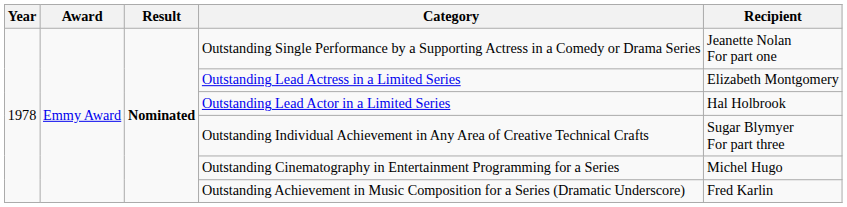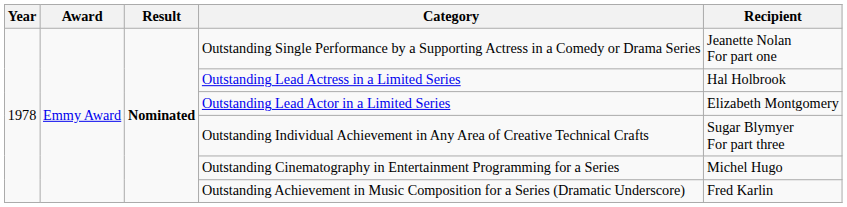(773, 80) Elizabeth Montgomery -> (746, 80) Hal Holbrook
(746, 104) Hal Holbrook -> (773, 104) Elizabeth Montgomery
